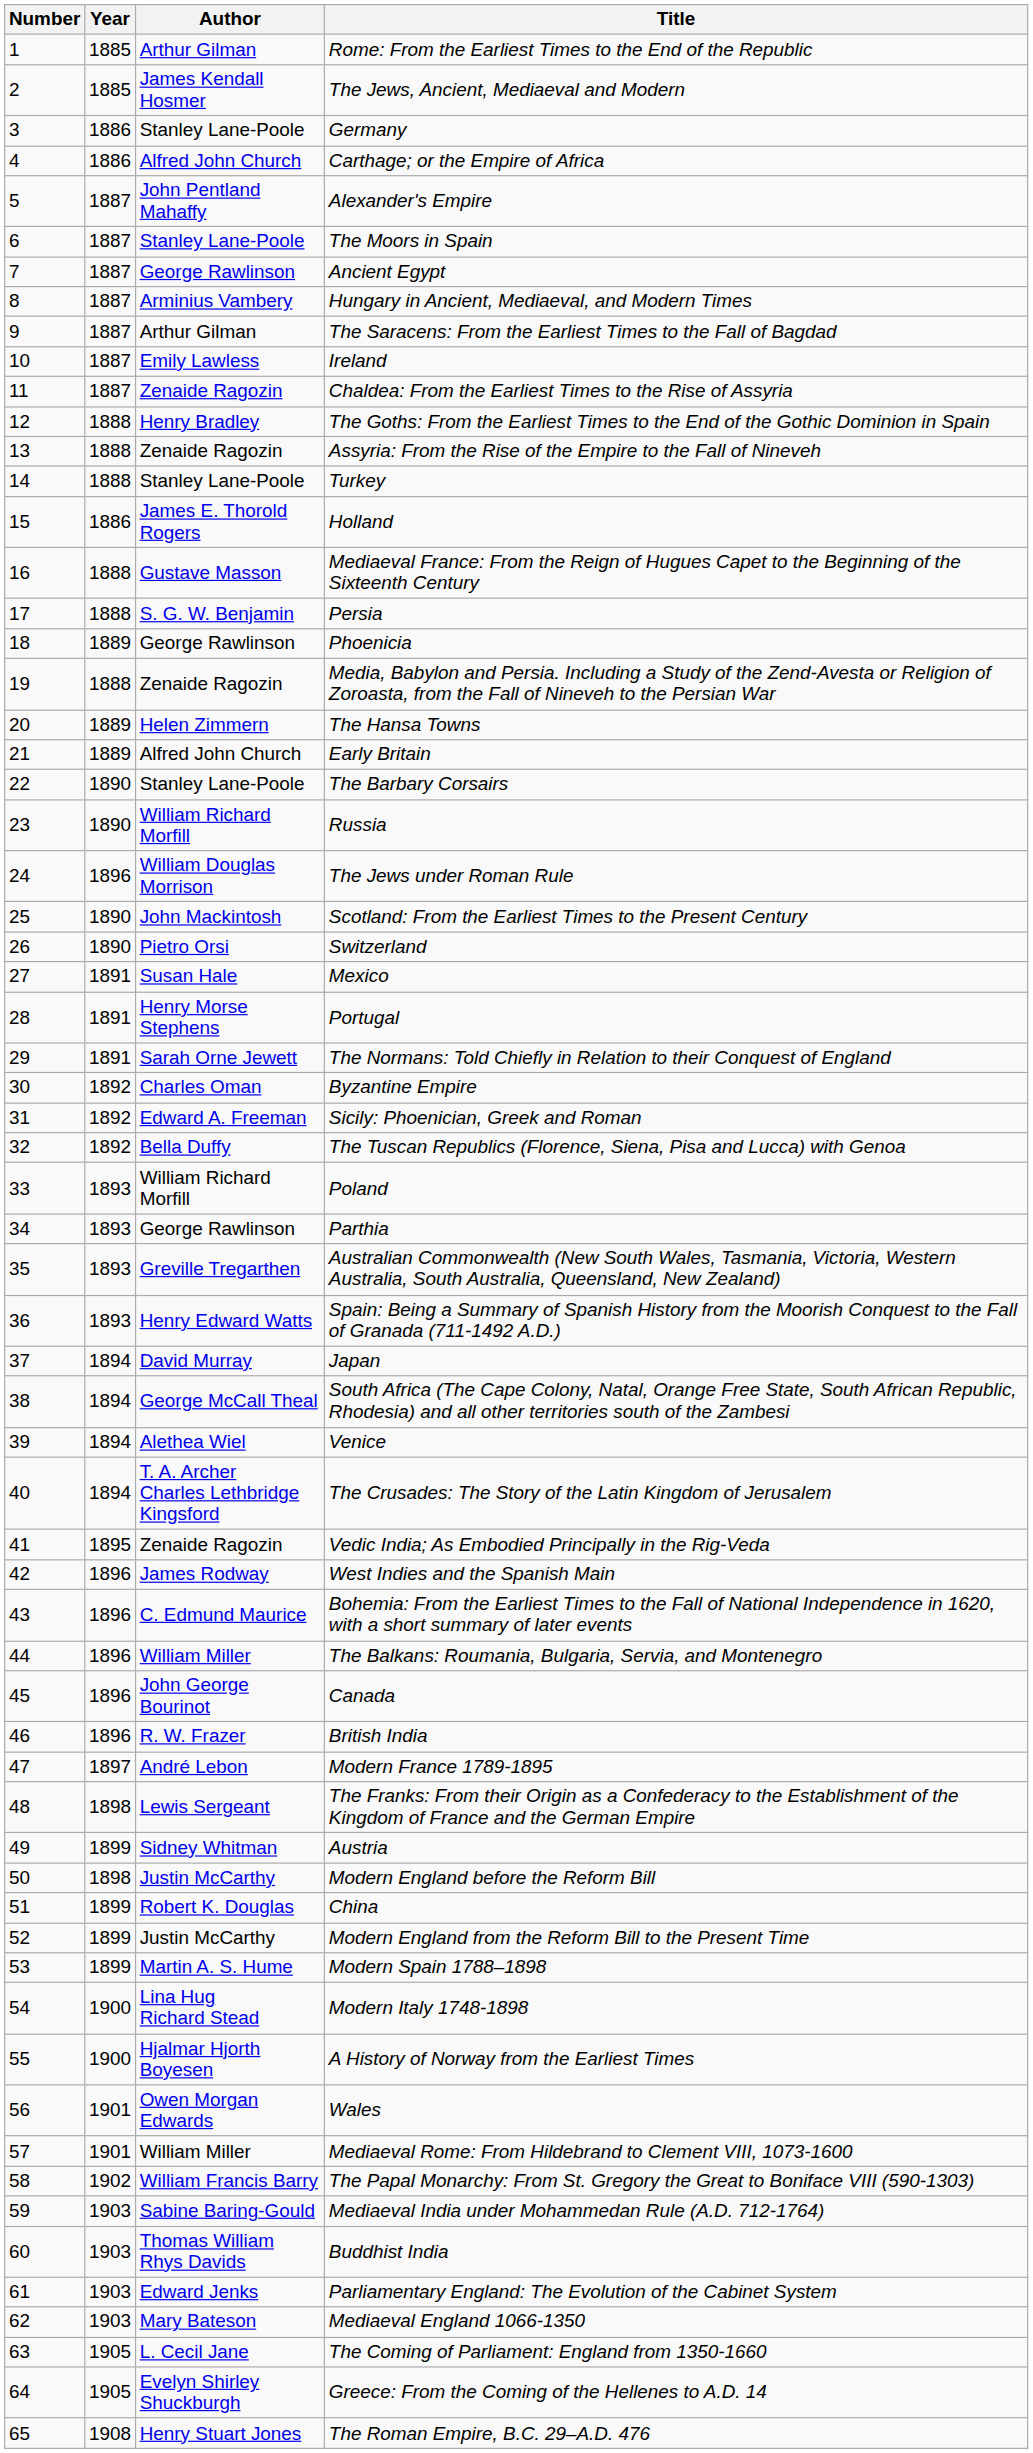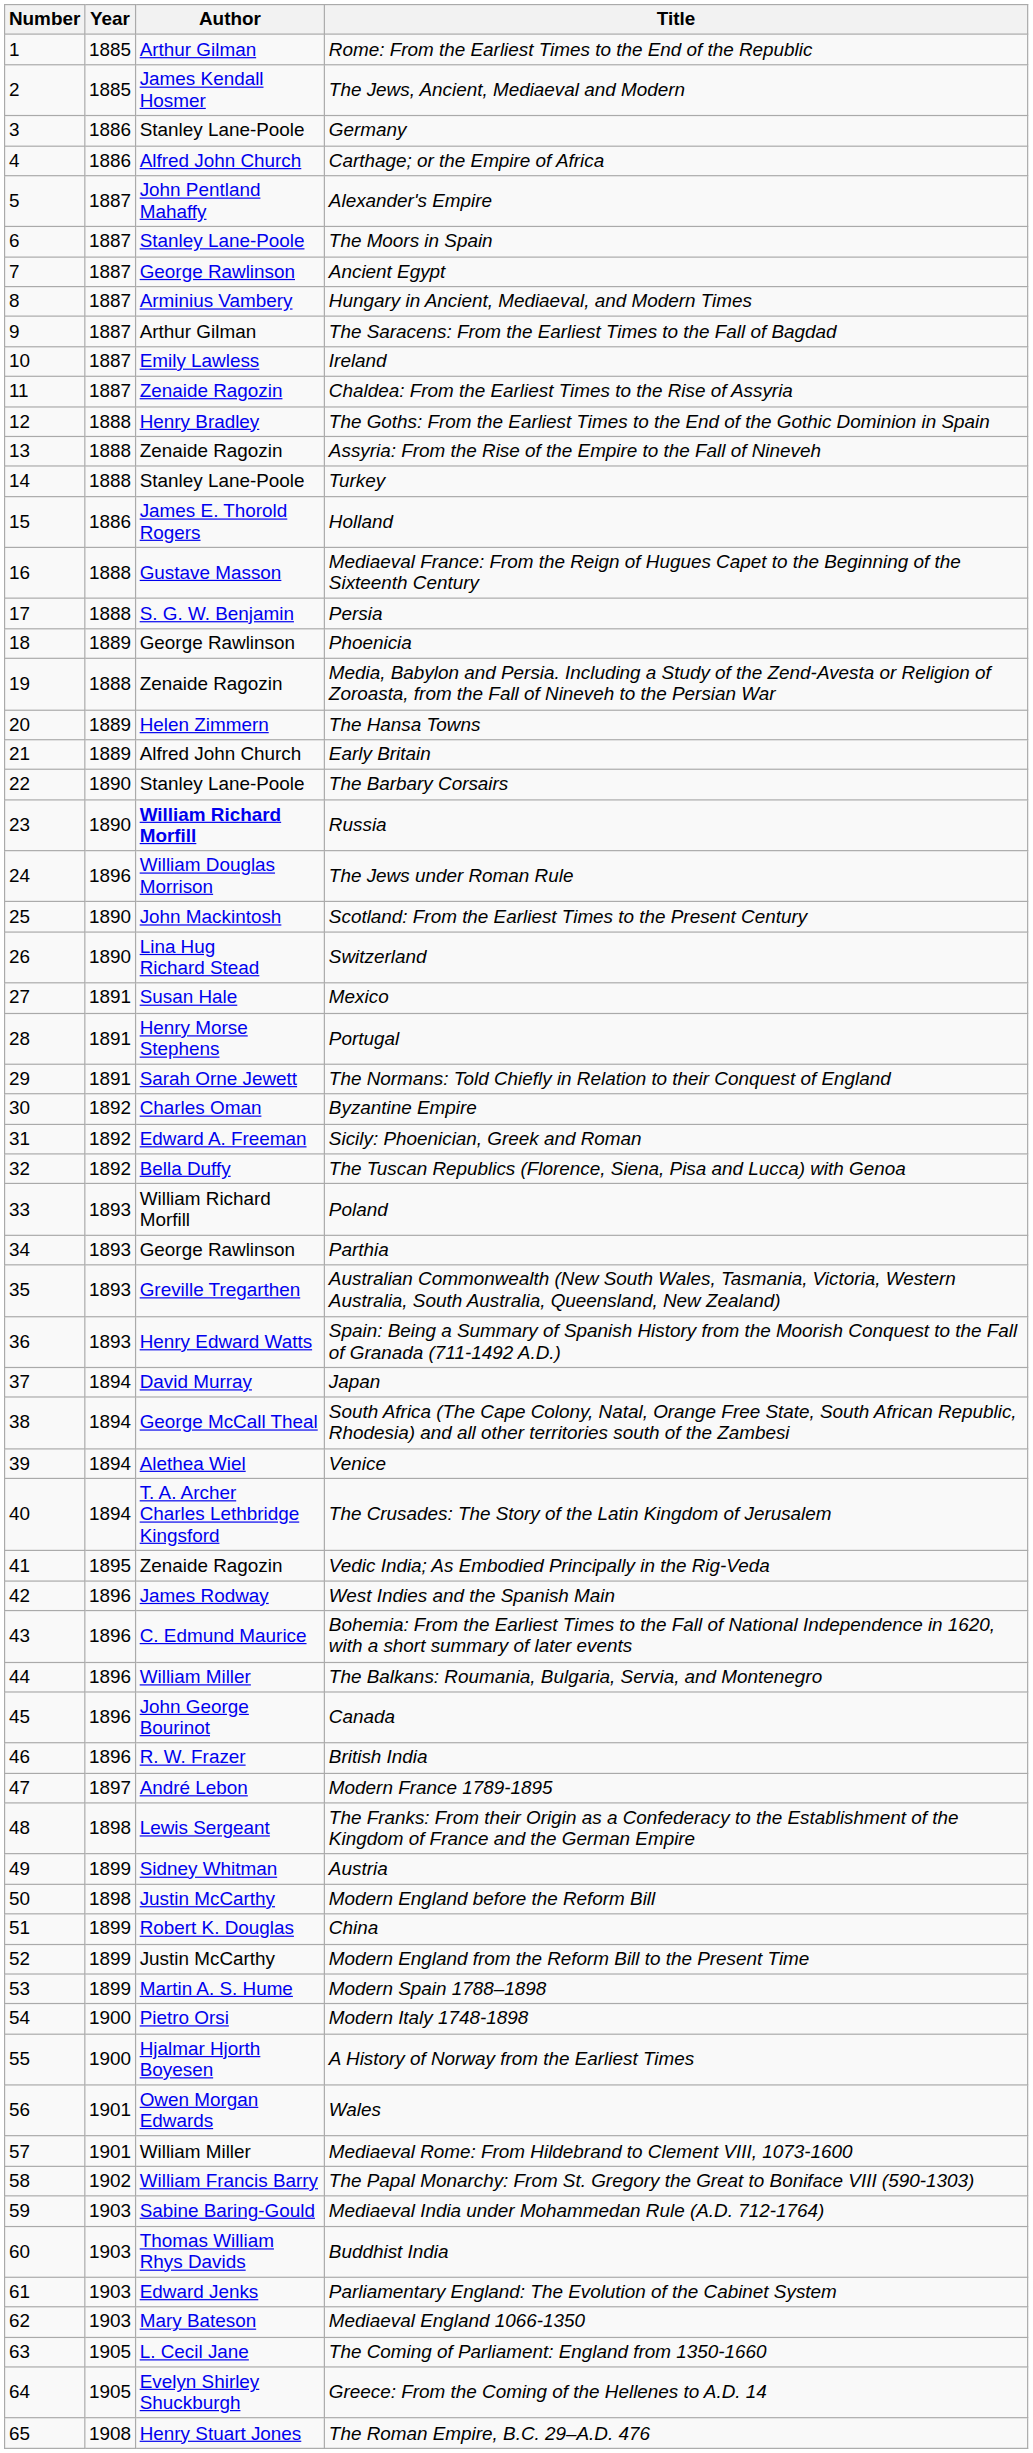(205, 824) normal -> (210, 824) bold
(184, 946) Pietro Orsi -> (200, 957) Lina Hug Richard Stead
(200, 2008) Lina Hug Richard Stead -> (184, 2018) Pietro Orsi
